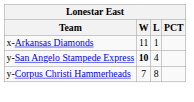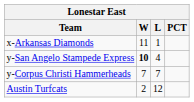(156, 74) 8 -> (158, 74) 7
+ row: (37, 89)
